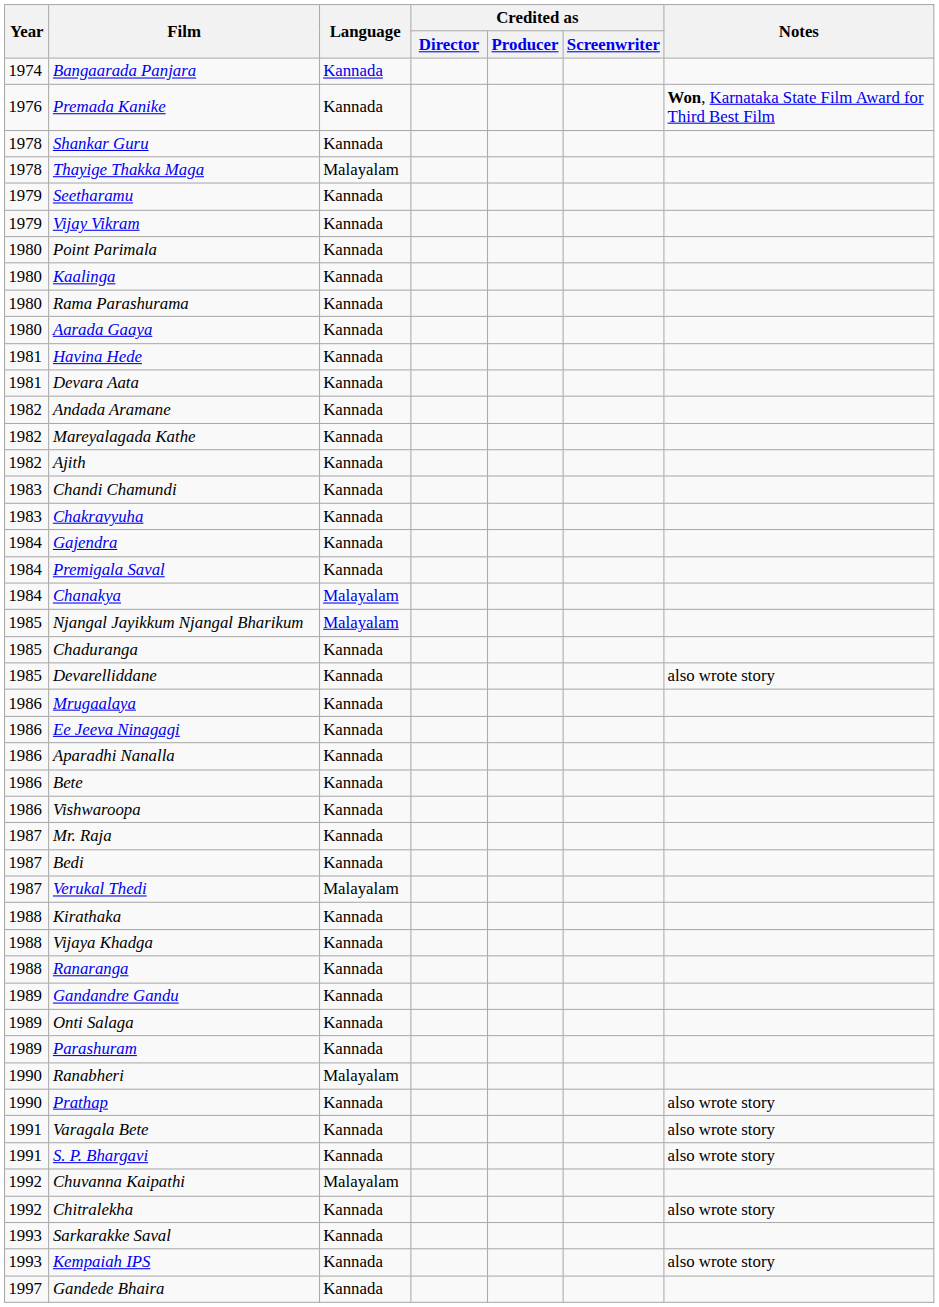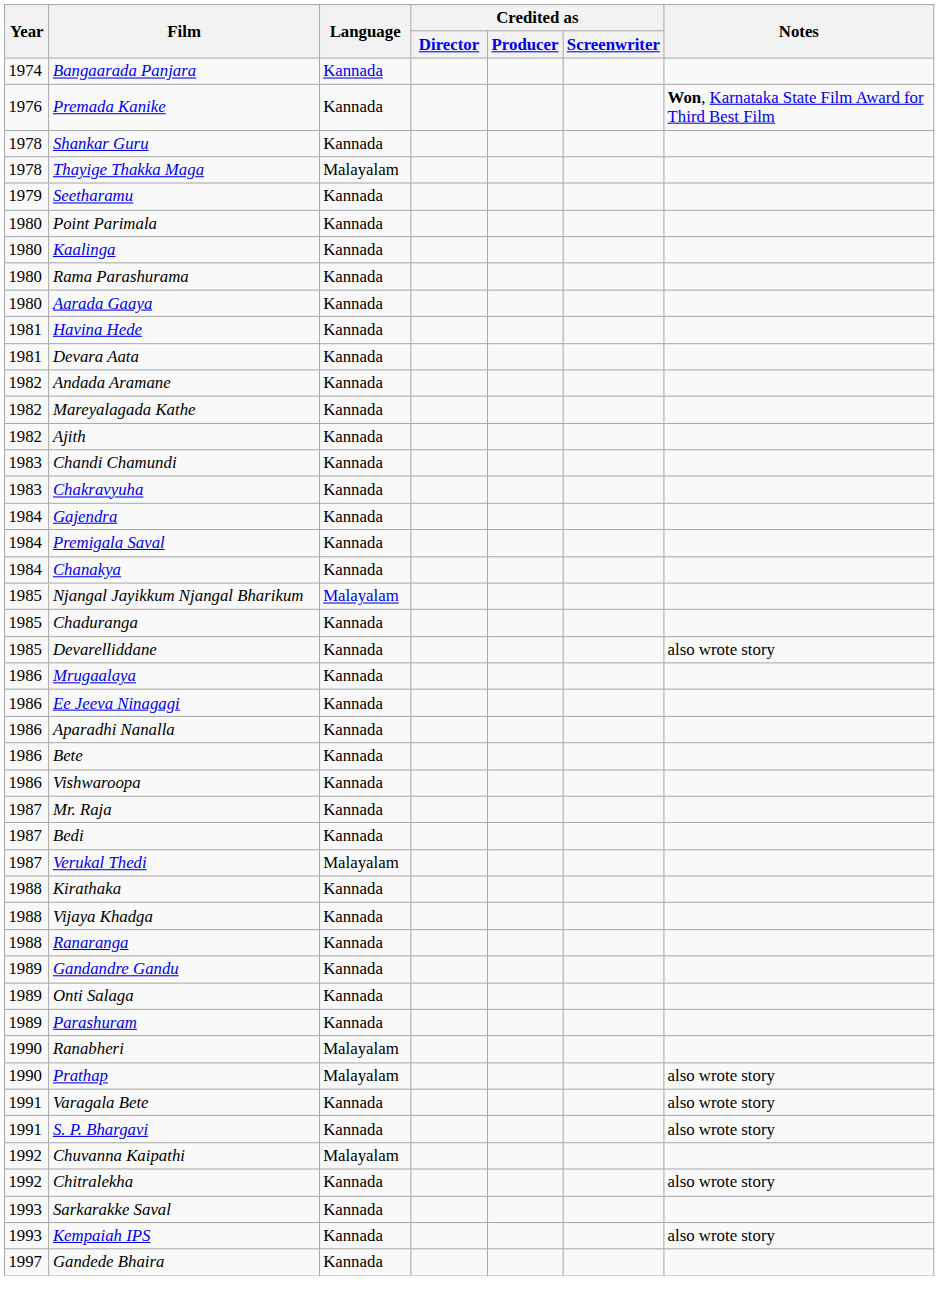- row: (96, 223)
(361, 596) Malayalam -> (353, 569) Kannada
(353, 1102) Kannada -> (361, 1075) Malayalam
